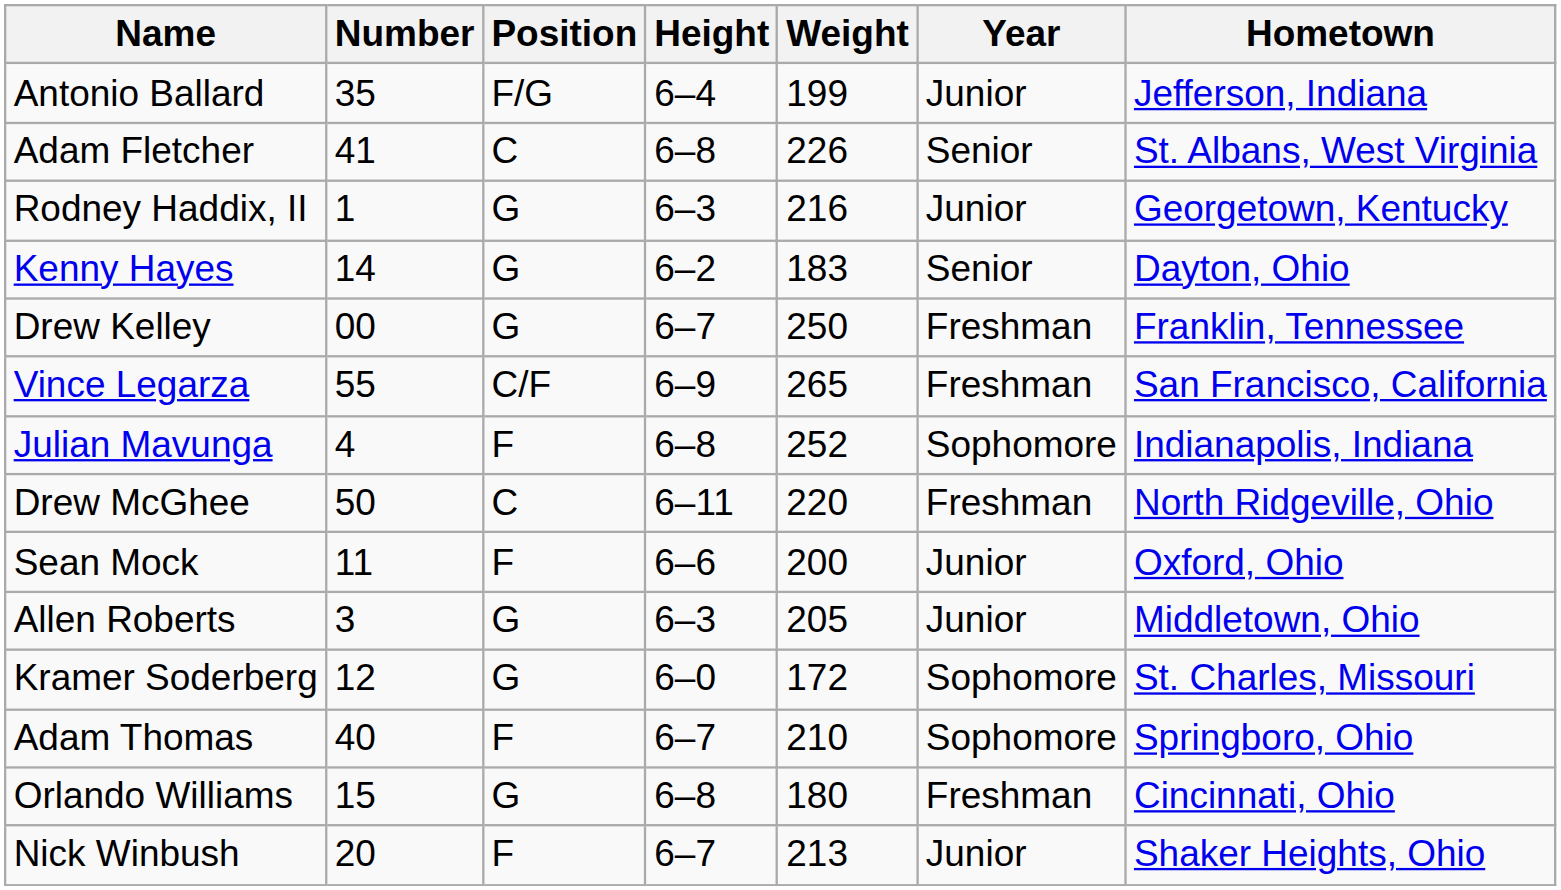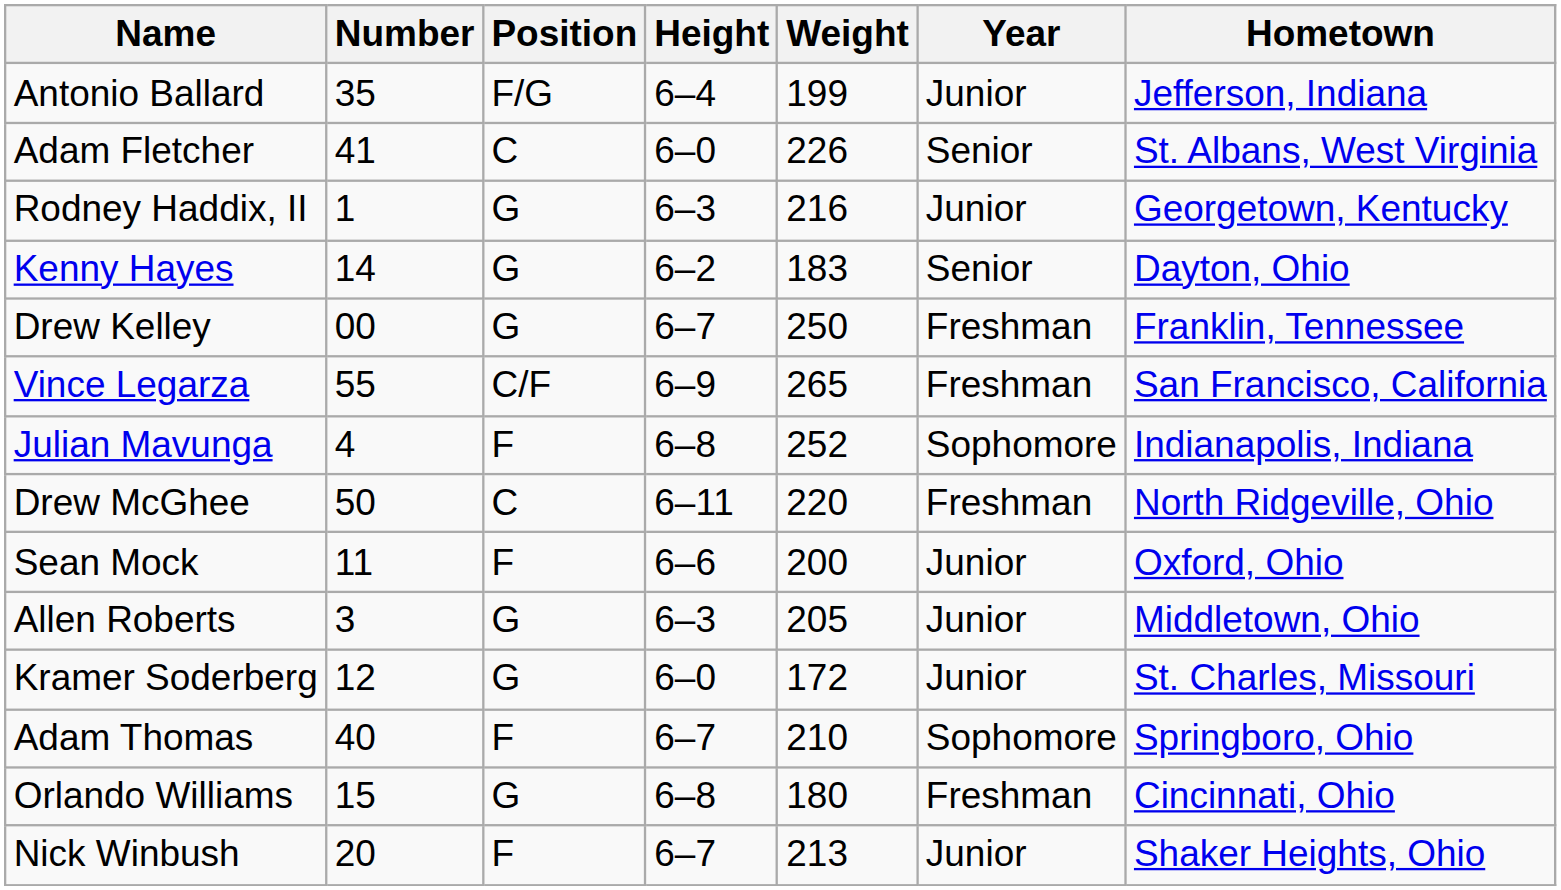(685, 151) 6–8 -> (685, 151) 6–0
(1021, 678) Sophomore -> (976, 678) Junior
